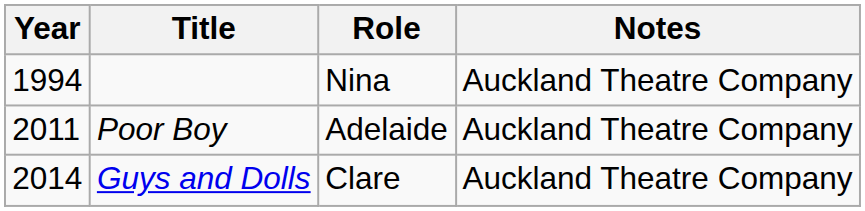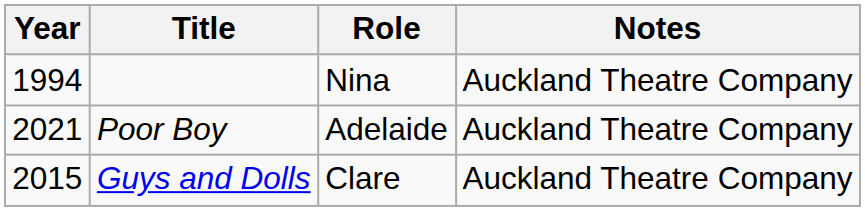(46, 129) 2011 -> (47, 129) 2021
(47, 179) 2014 -> (47, 179) 2015
